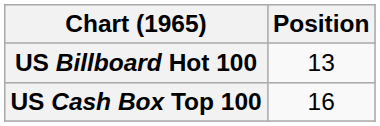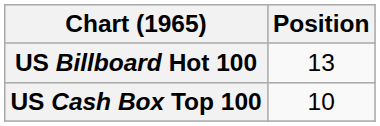(321, 101) 16 -> (321, 101) 10
